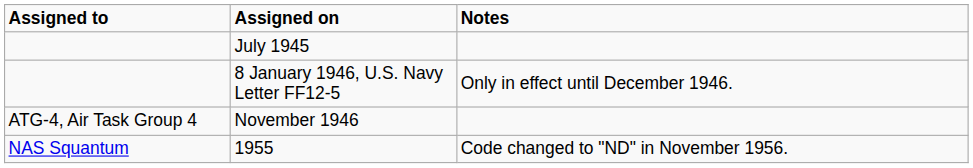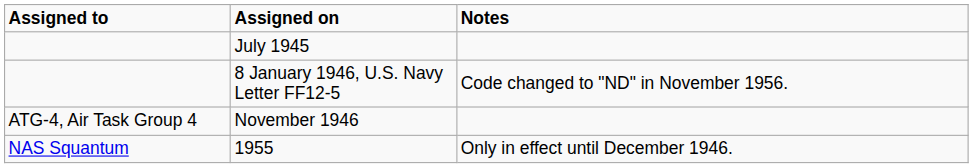(597, 83) Only in effect until December 1946. -> (624, 83) Code changed to "ND" in November 1956.
(624, 148) Code changed to "ND" in November 1956. -> (597, 148) Only in effect until December 1946.
